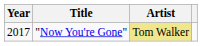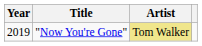(19, 31) 2017 -> (19, 31) 2019
